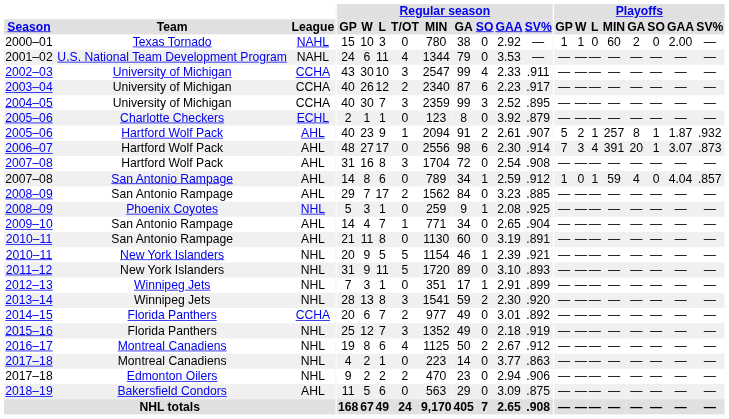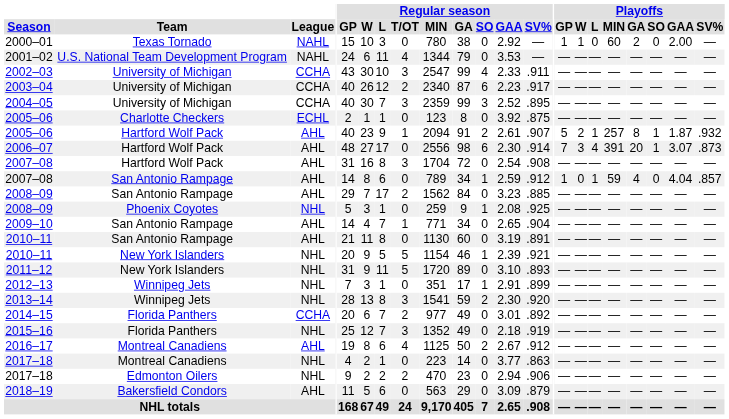(538, 118) .879 -> (538, 118) .875
(313, 346) NHL -> (313, 346) AHL
(538, 391) .875 -> (538, 391) .879
